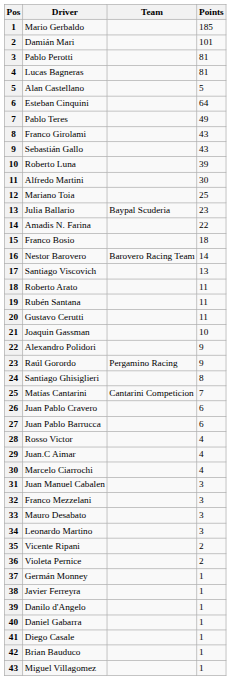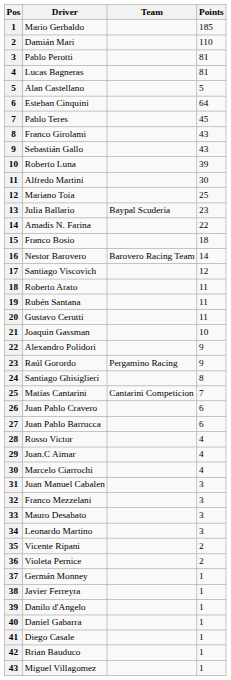(206, 42) 101 -> (206, 42) 110
(204, 118) 49 -> (204, 118) 45
(204, 271) 13 -> (204, 271) 12
